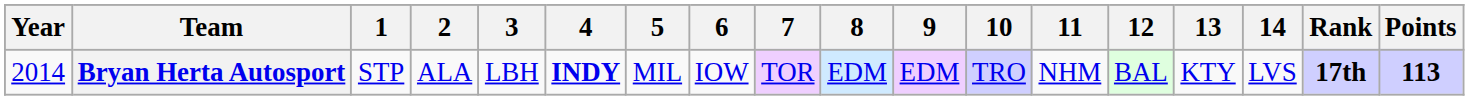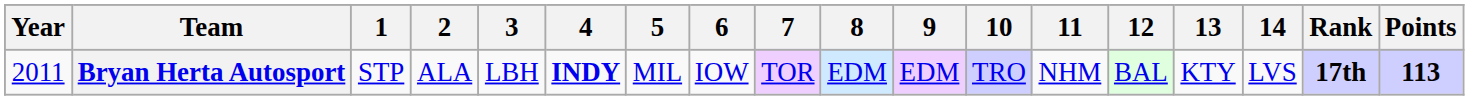(38, 71) 2014 -> (38, 71) 2011
